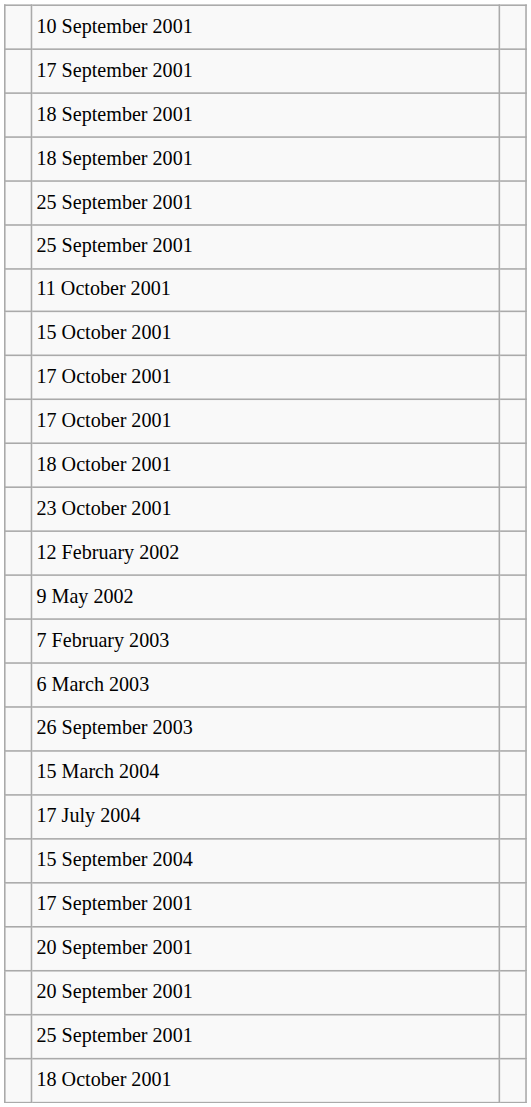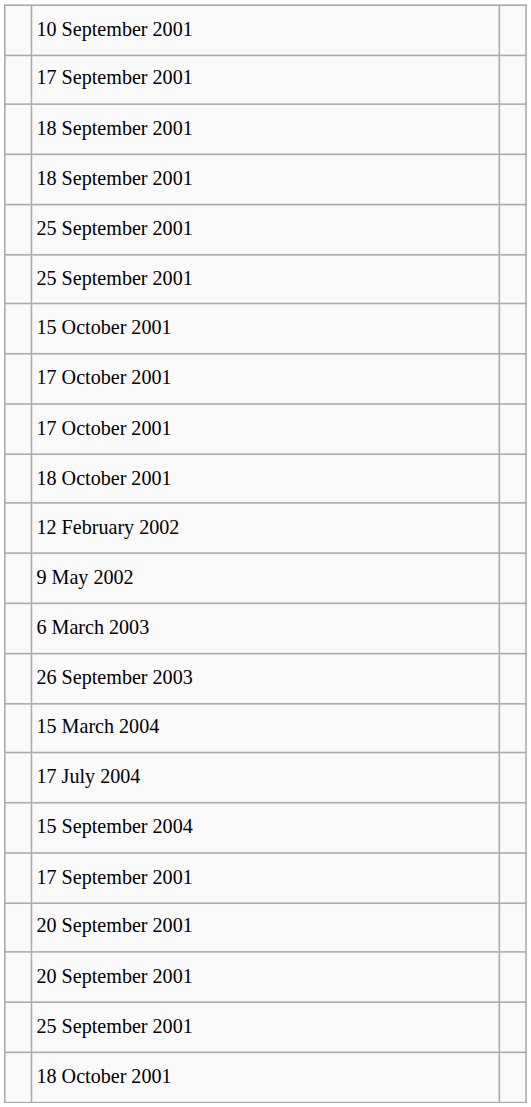- row: (18, 290)
- row: (18, 510)
- row: (18, 641)
